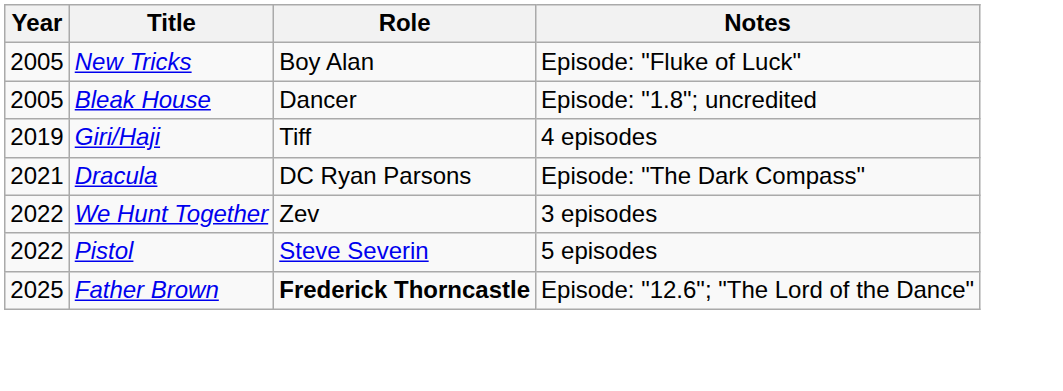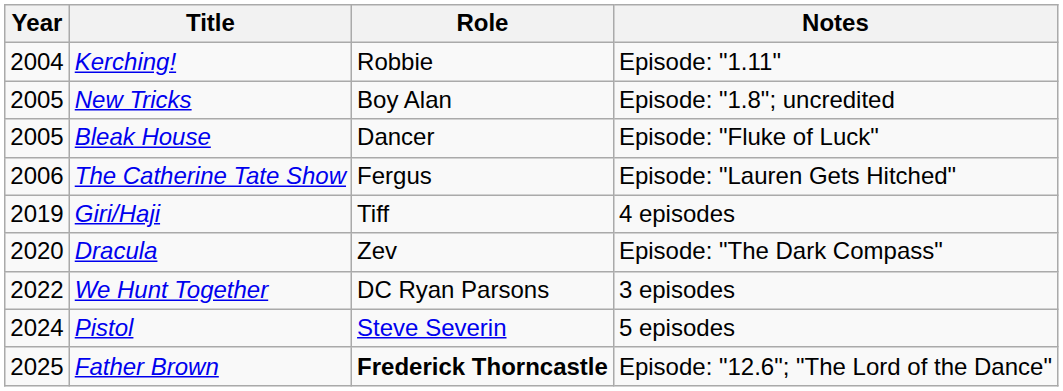+ row: (125, 61)
(671, 61) Episode: "Fluke of Luck" -> (757, 99) Episode: "1.8"; uncredited
(679, 99) Episode: "1.8"; uncredited -> (749, 137) Episode: "Fluke of Luck"
+ row: (210, 175)
(37, 175) 2021 -> (37, 251) 2020
(375, 175) DC Ryan Parsons -> (377, 251) Zev
(299, 213) Zev -> (453, 289) DC Ryan Parsons
(37, 251) 2022 -> (37, 328) 2024
